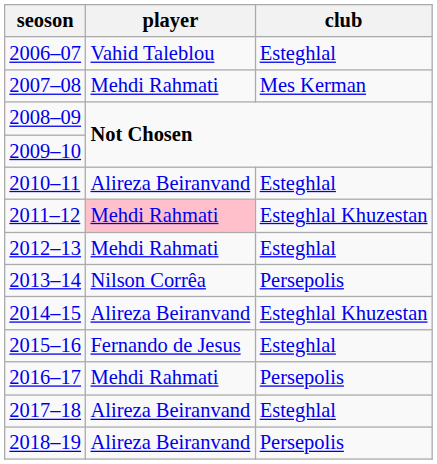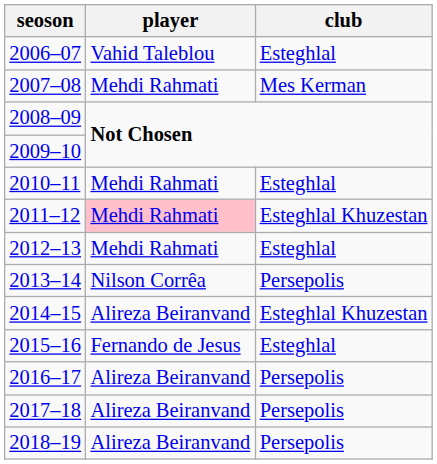(170, 183) Alireza Beiranvand -> (154, 183) Mehdi Rahmati
(154, 378) Mehdi Rahmati -> (170, 378) Alireza Beiranvand
(298, 410) Esteghlal -> (302, 410) Persepolis
